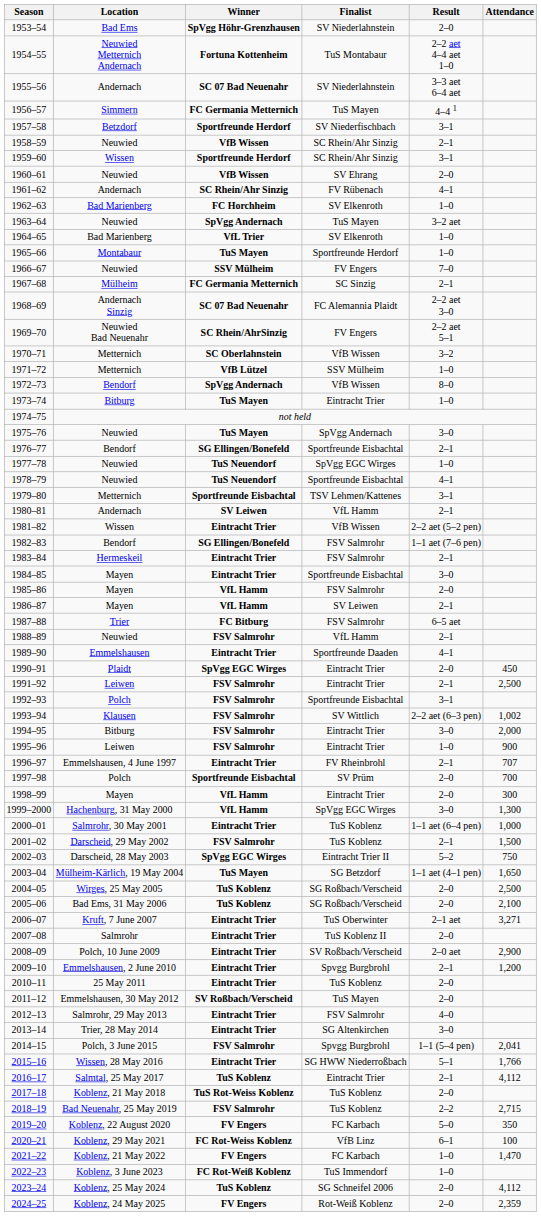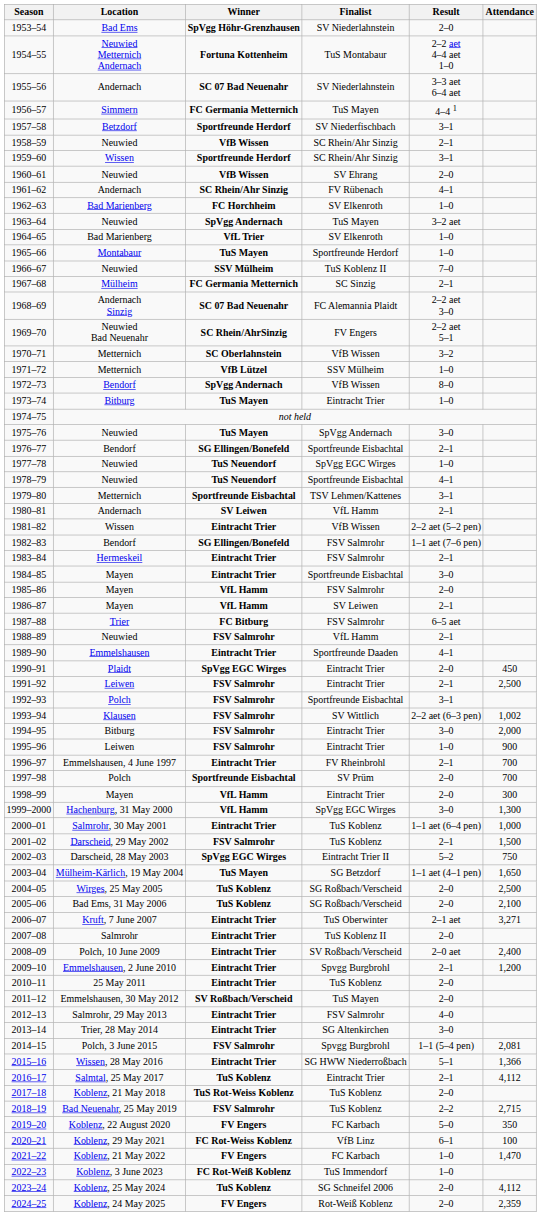(356, 268) FV Engers -> (356, 268) TuS Koblenz II
(510, 763) 707 -> (510, 763) 700
(510, 951) 2,900 -> (510, 951) 2,400
(510, 1046) 2,041 -> (510, 1046) 2,081
(510, 1061) 1,766 -> (510, 1061) 1,366
